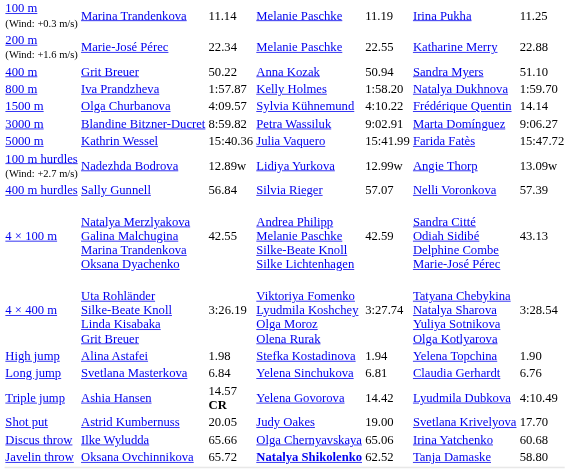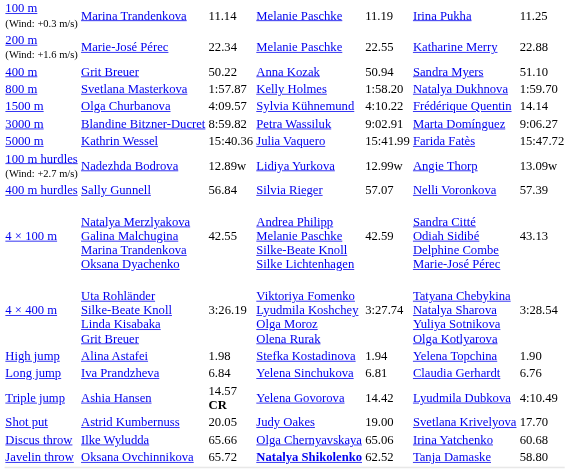(120, 89) Iva Prandzheva -> (134, 89) Svetlana Masterkova
(134, 373) Svetlana Masterkova -> (120, 373) Iva Prandzheva
